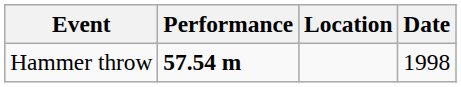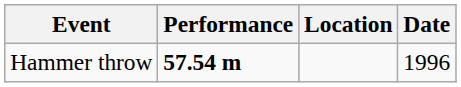(427, 62) 1998 -> (427, 62) 1996
